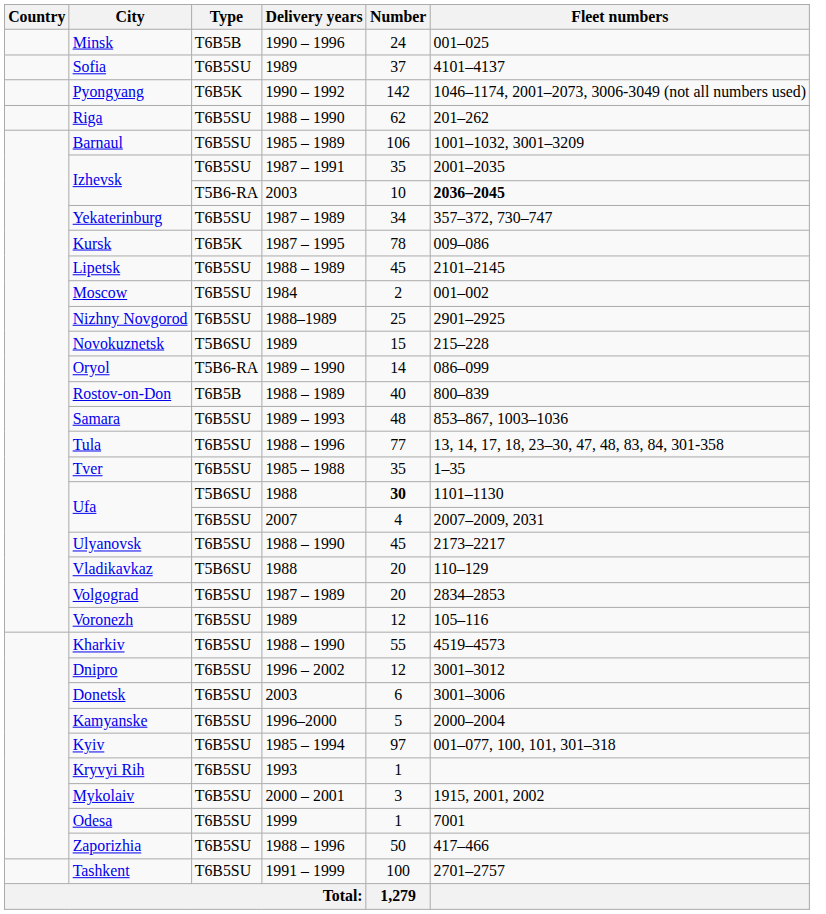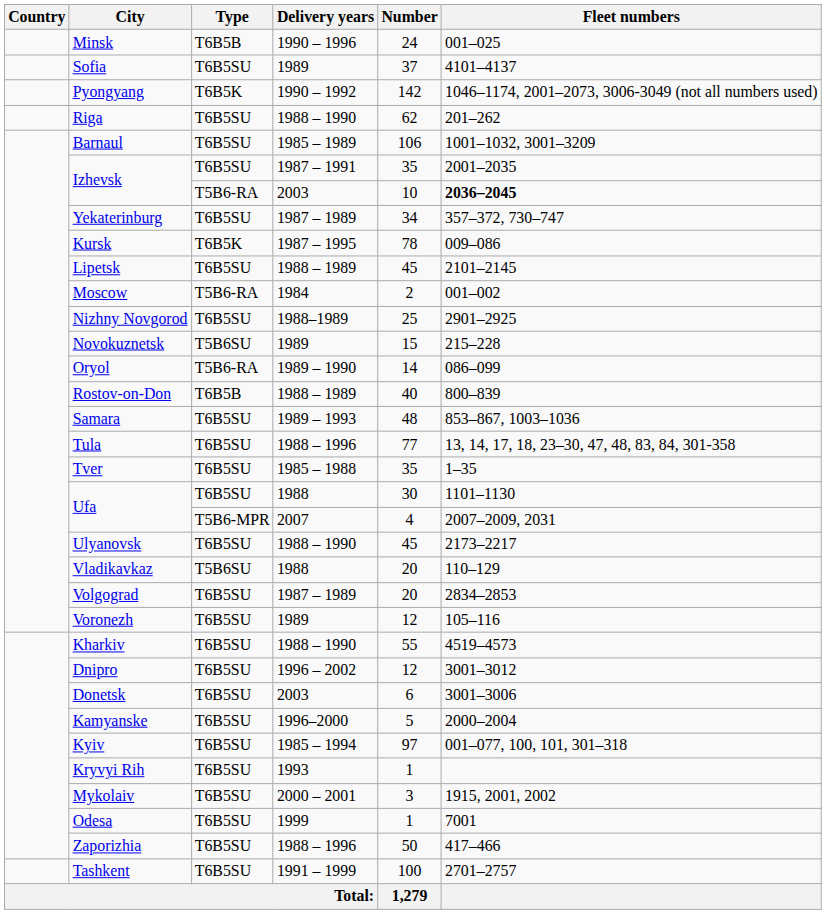(223, 293) T6B5SU -> (226, 293) T5B6-RA
(223, 494) T5B6SU -> (223, 494) T6B5SU
(398, 494) bold -> (410, 494) normal
(223, 519) T6B5SU -> (232, 519) T5B6-MPR
